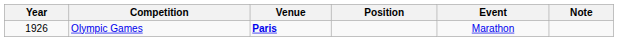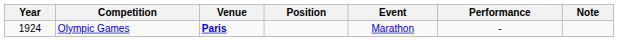+ column: (500, 13)
(37, 29) 1926 -> (30, 29) 1924
